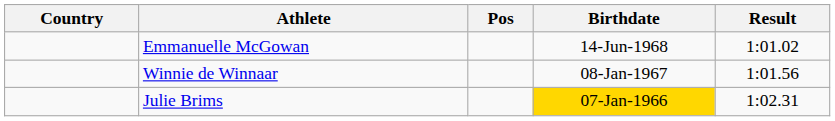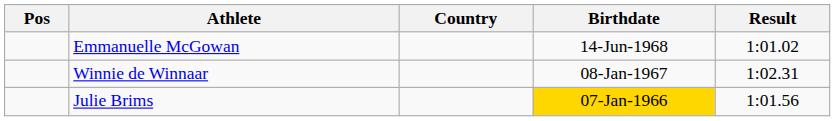columns swapped: (501, 18) <-> (72, 18)
(773, 73) 1:01.56 -> (773, 73) 1:02.31
(773, 101) 1:02.31 -> (773, 101) 1:01.56
